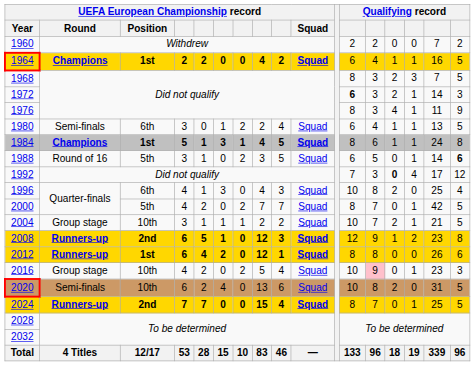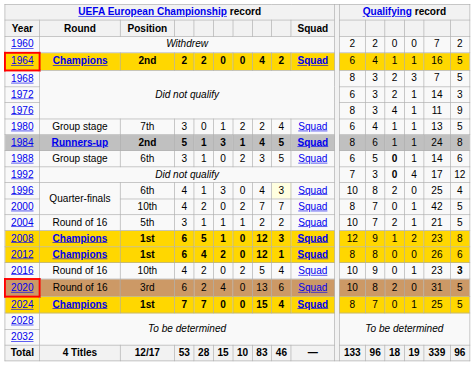(147, 61) 1st -> (147, 61) 2nd
(352, 94) bold -> (352, 94) normal
(80, 126) Semi-finals -> (80, 126) Group stage
(147, 126) 6th -> (147, 126) 7th
(80, 142) Champions -> (80, 142) Runners-up
(147, 142) 1st -> (147, 142) 2nd
(80, 158) Round of 16 -> (80, 158) Group stage
(147, 158) 5th -> (147, 158) 6th
(395, 158) normal -> (395, 158) bold
(460, 158) bold -> (460, 158) normal
(281, 190) no background -> (281, 190) lightyellow background
(147, 206) 5th -> (147, 206) 10th
(80, 222) Group stage -> (80, 222) Round of 16
(147, 222) 10th -> (147, 222) 5th
(80, 238) Runners-up -> (80, 238) Champions
(147, 238) 2nd -> (147, 238) 1st
(80, 254) Runners-up -> (80, 254) Champions
(80, 271) Group stage -> (80, 271) Round of 16
(375, 271) pink background -> (375, 271) no background
(460, 271) normal -> (460, 271) bold
(80, 288) Semi-finals -> (80, 288) Round of 16
(147, 288) 10th -> (147, 288) 3rd
(80, 304) Runners-up -> (80, 304) Champions
(147, 304) 2nd -> (147, 304) 1st
